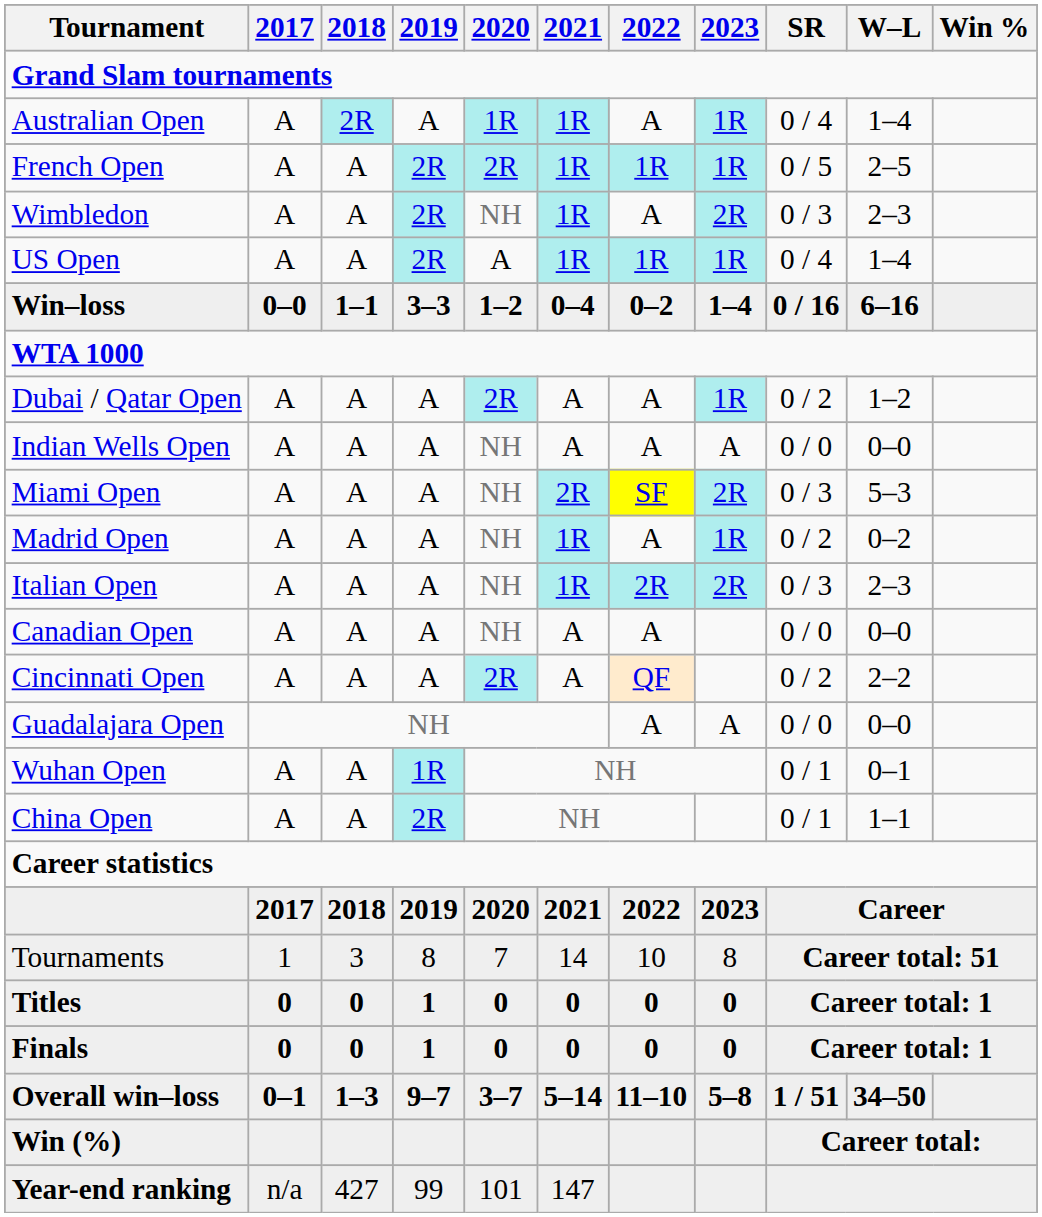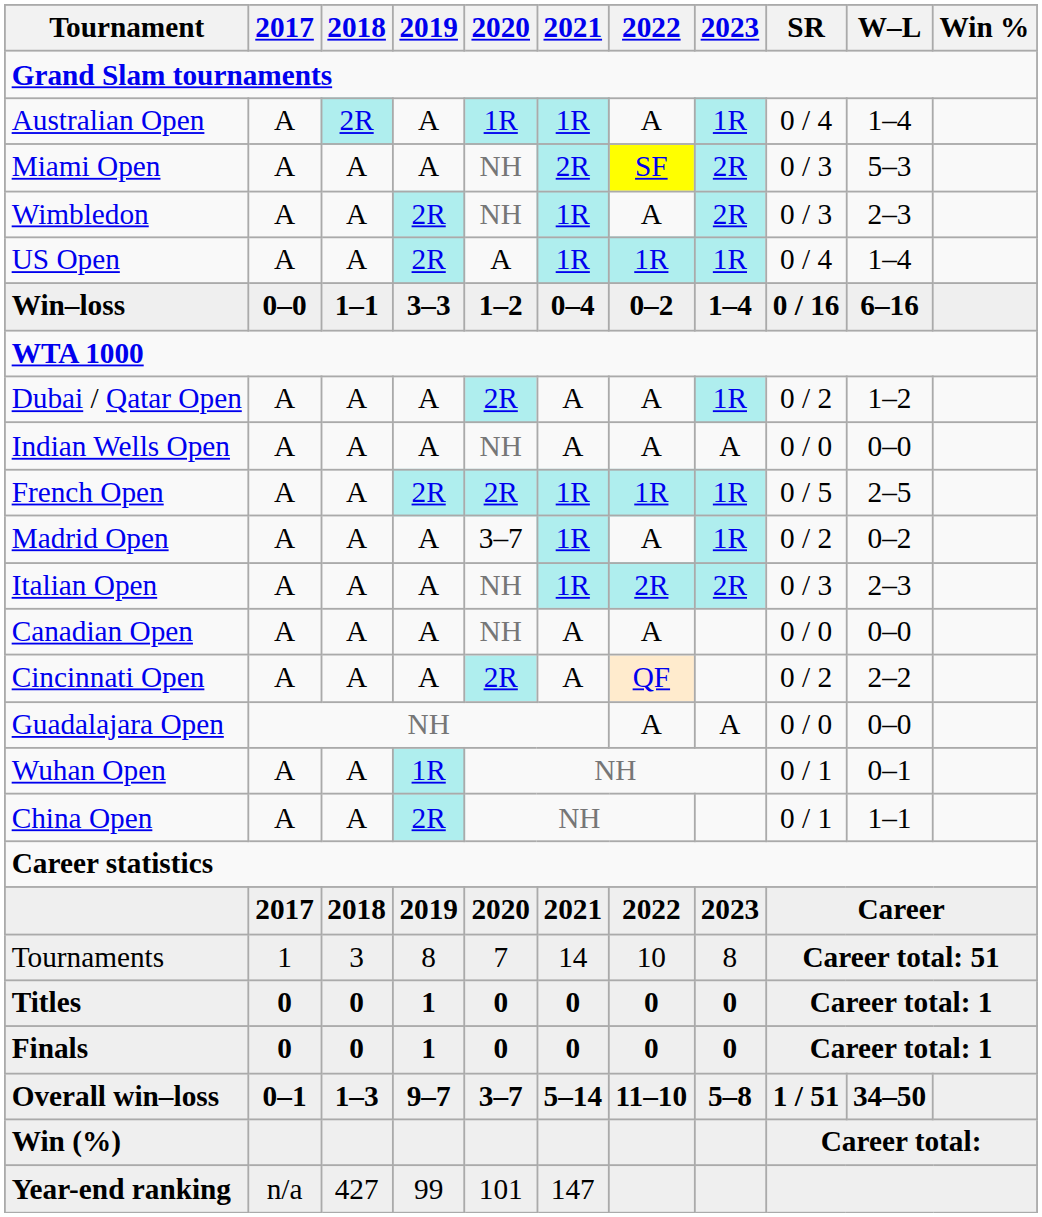rows swapped: (88, 167) <-> (86, 492)
(501, 538) NH -> (501, 538) 3–7
